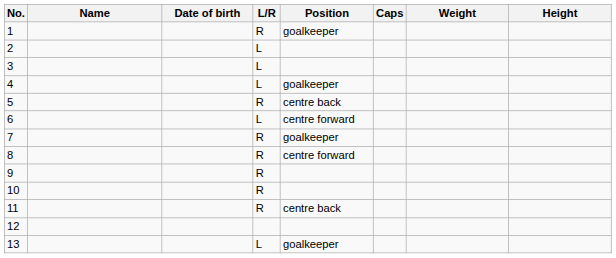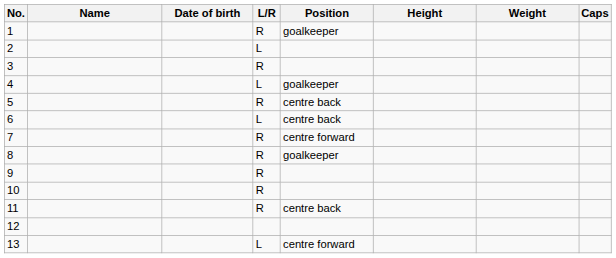columns swapped: (560, 13) <-> (390, 13)
(259, 66) L -> (260, 66) R
(319, 119) centre forward -> (312, 119) centre back
(311, 137) goalkeeper -> (319, 137) centre forward
(319, 155) centre forward -> (311, 155) goalkeeper
(311, 244) goalkeeper -> (319, 244) centre forward
